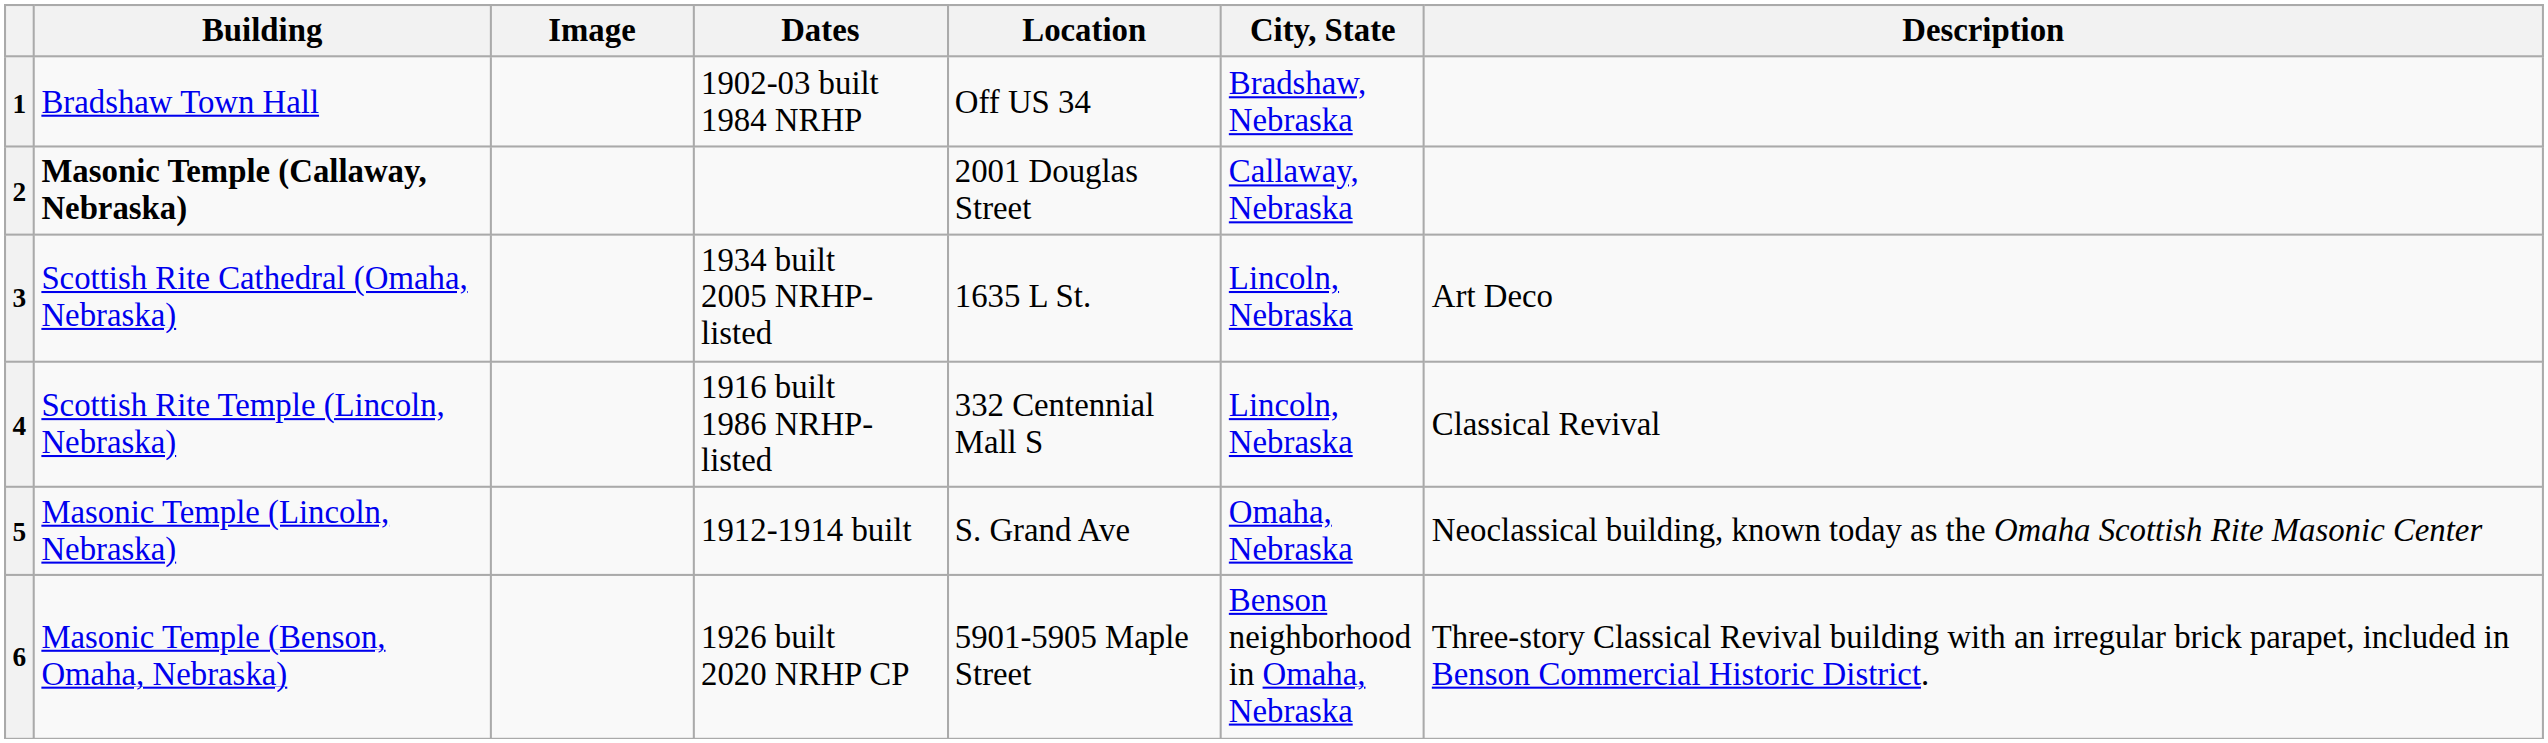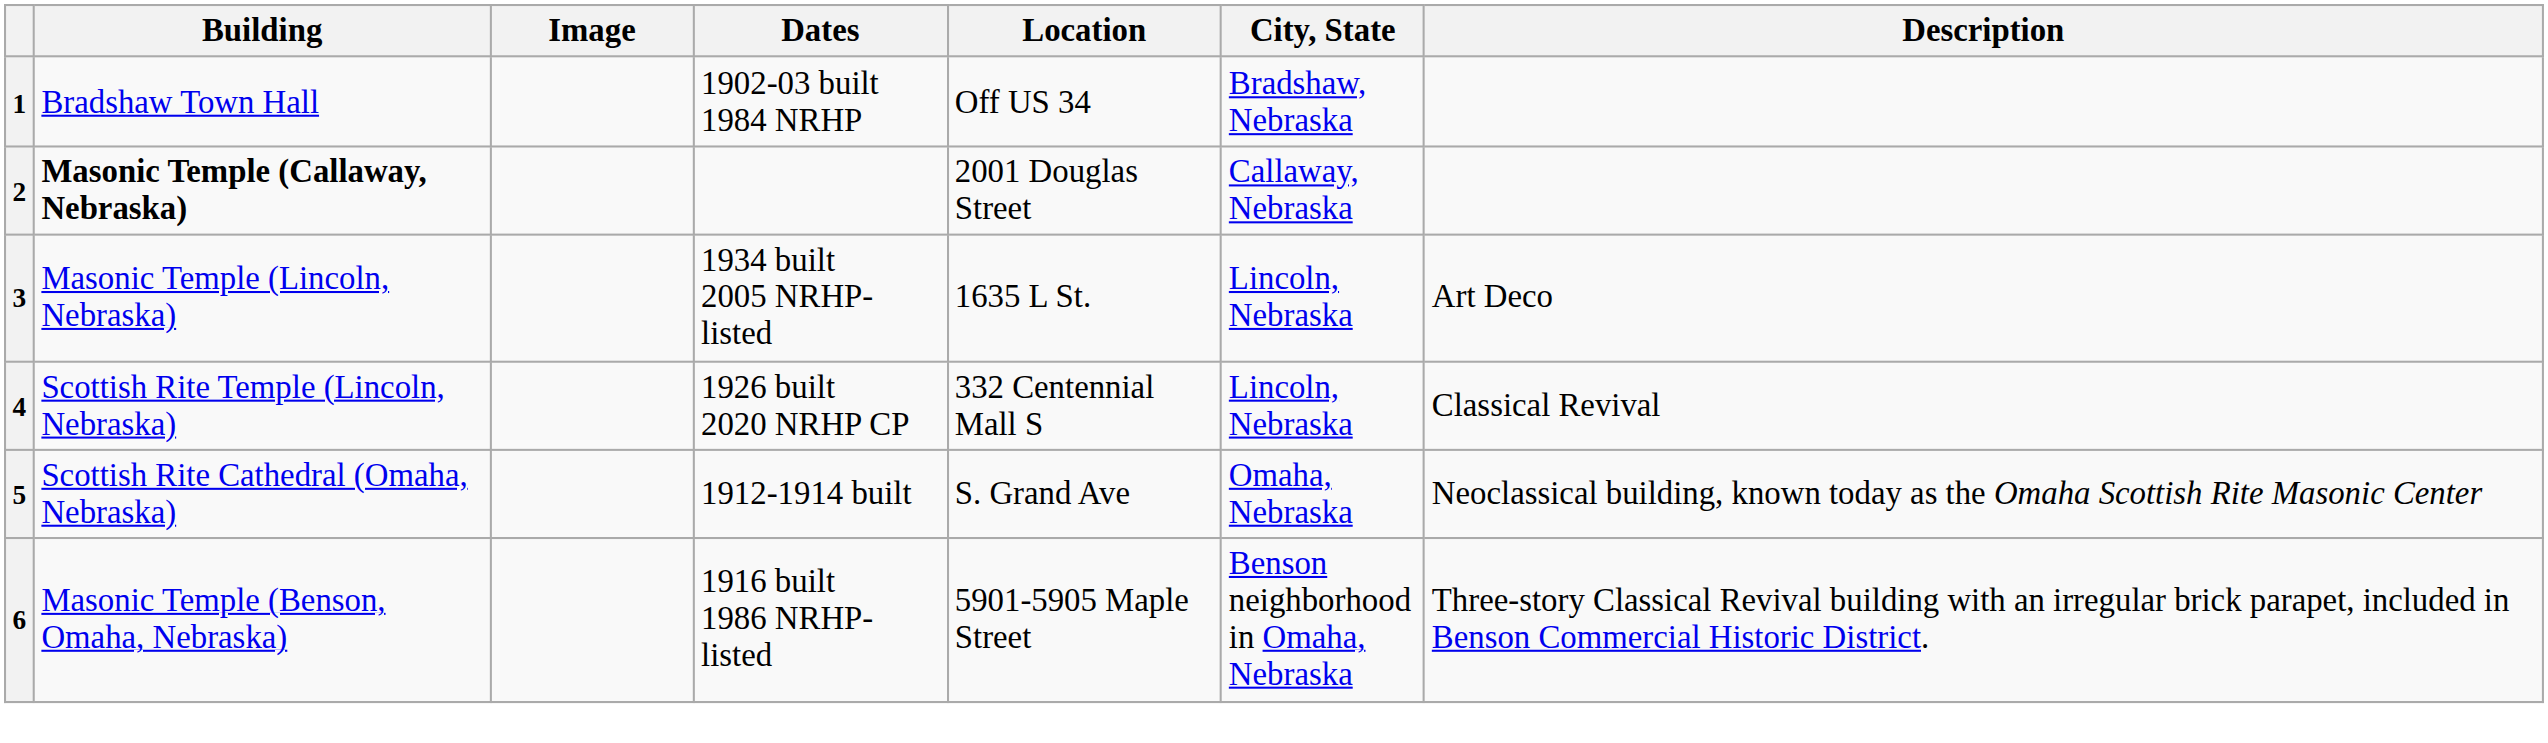(255, 297) Scottish Rite Cathedral (Omaha, Nebraska) -> (215, 297) Masonic Temple (Lincoln, Nebraska)
(787, 423) 1916 built 1986 NRHP-listed -> (805, 404) 1926 built 2020 NRHP CP
(215, 530) Masonic Temple (Lincoln, Nebraska) -> (255, 493) Scottish Rite Cathedral (Omaha, Nebraska)
(805, 656) 1926 built 2020 NRHP CP -> (787, 619) 1916 built 1986 NRHP-listed
